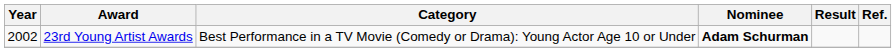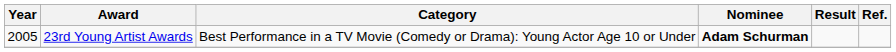(22, 36) 2002 -> (22, 36) 2005
